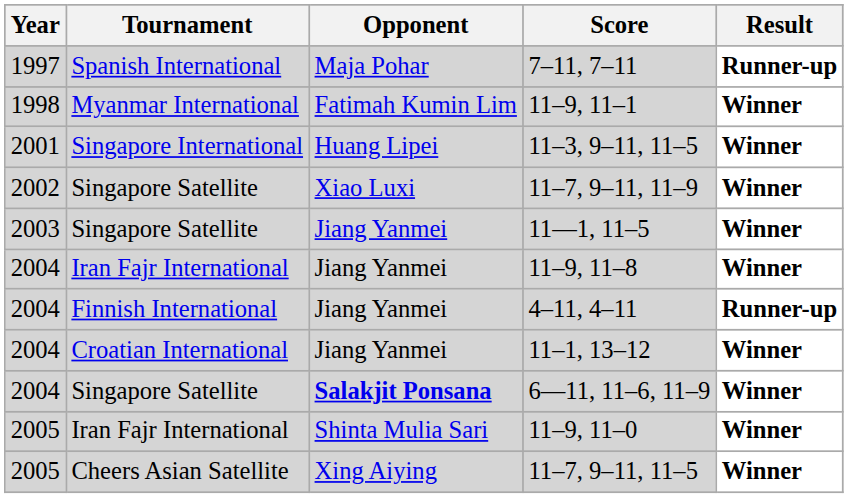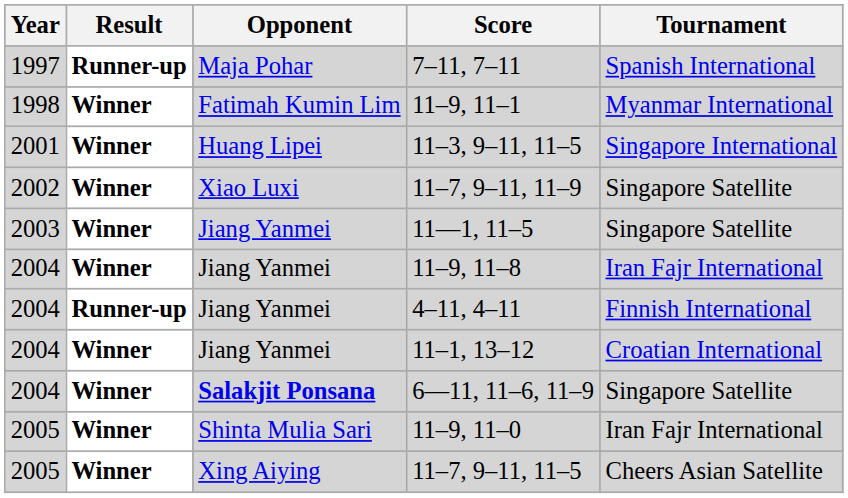columns swapped: (187, 25) <-> (779, 25)
